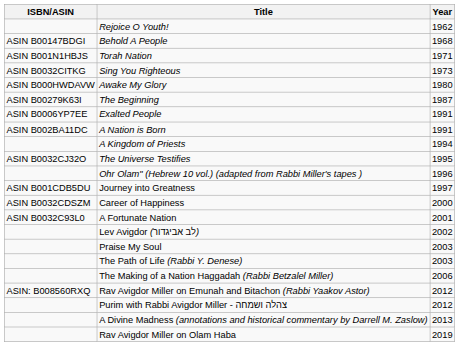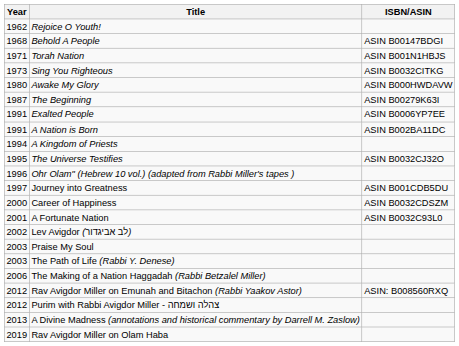columns swapped: (442, 12) <-> (51, 12)
